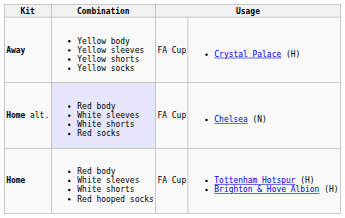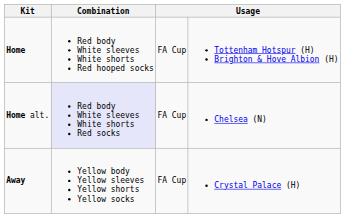rows swapped: (16, 181) <-> (16, 50)
